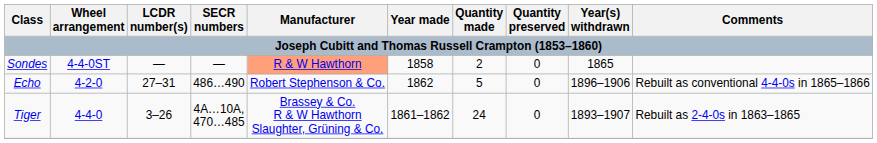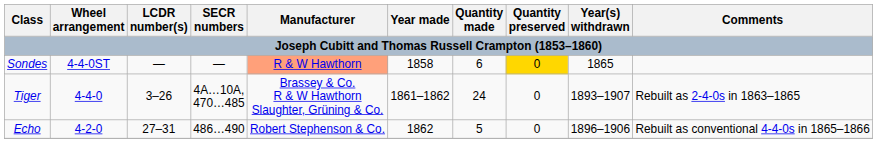(479, 64) 2 -> (479, 64) 6
(537, 64) no background -> (537, 64) gold background
rows swapped: (27, 115) <-> (27, 83)
